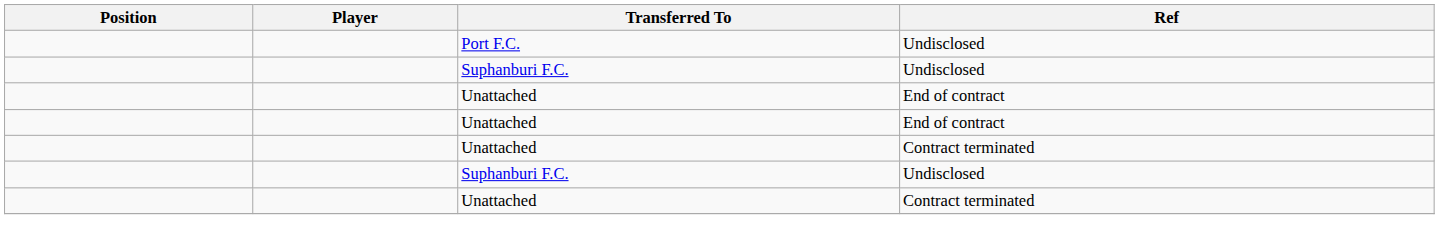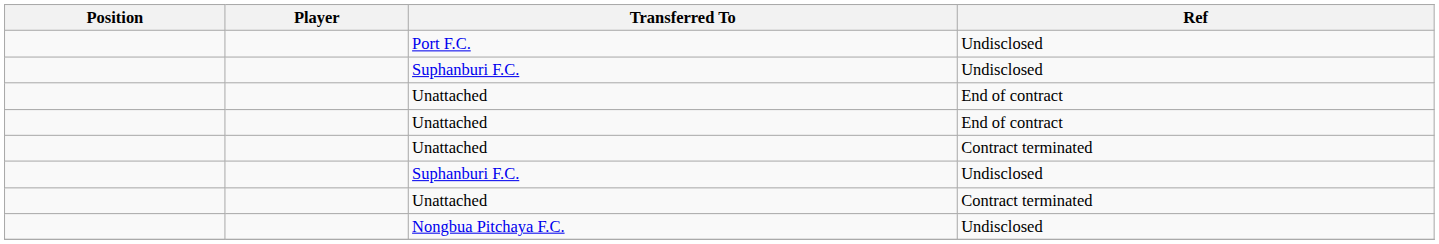+ row: (488, 226)
